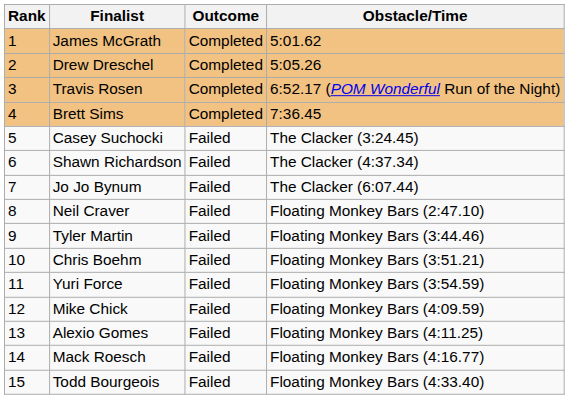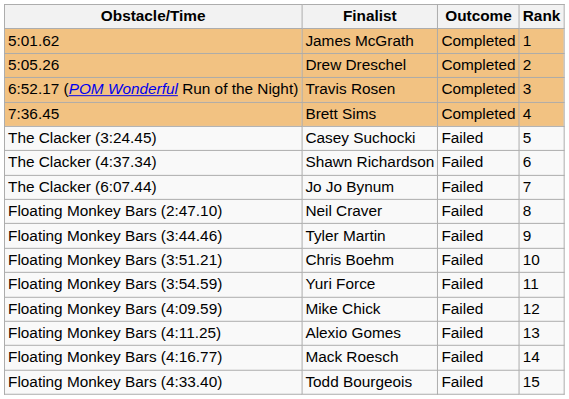columns swapped: (27, 16) <-> (415, 16)
